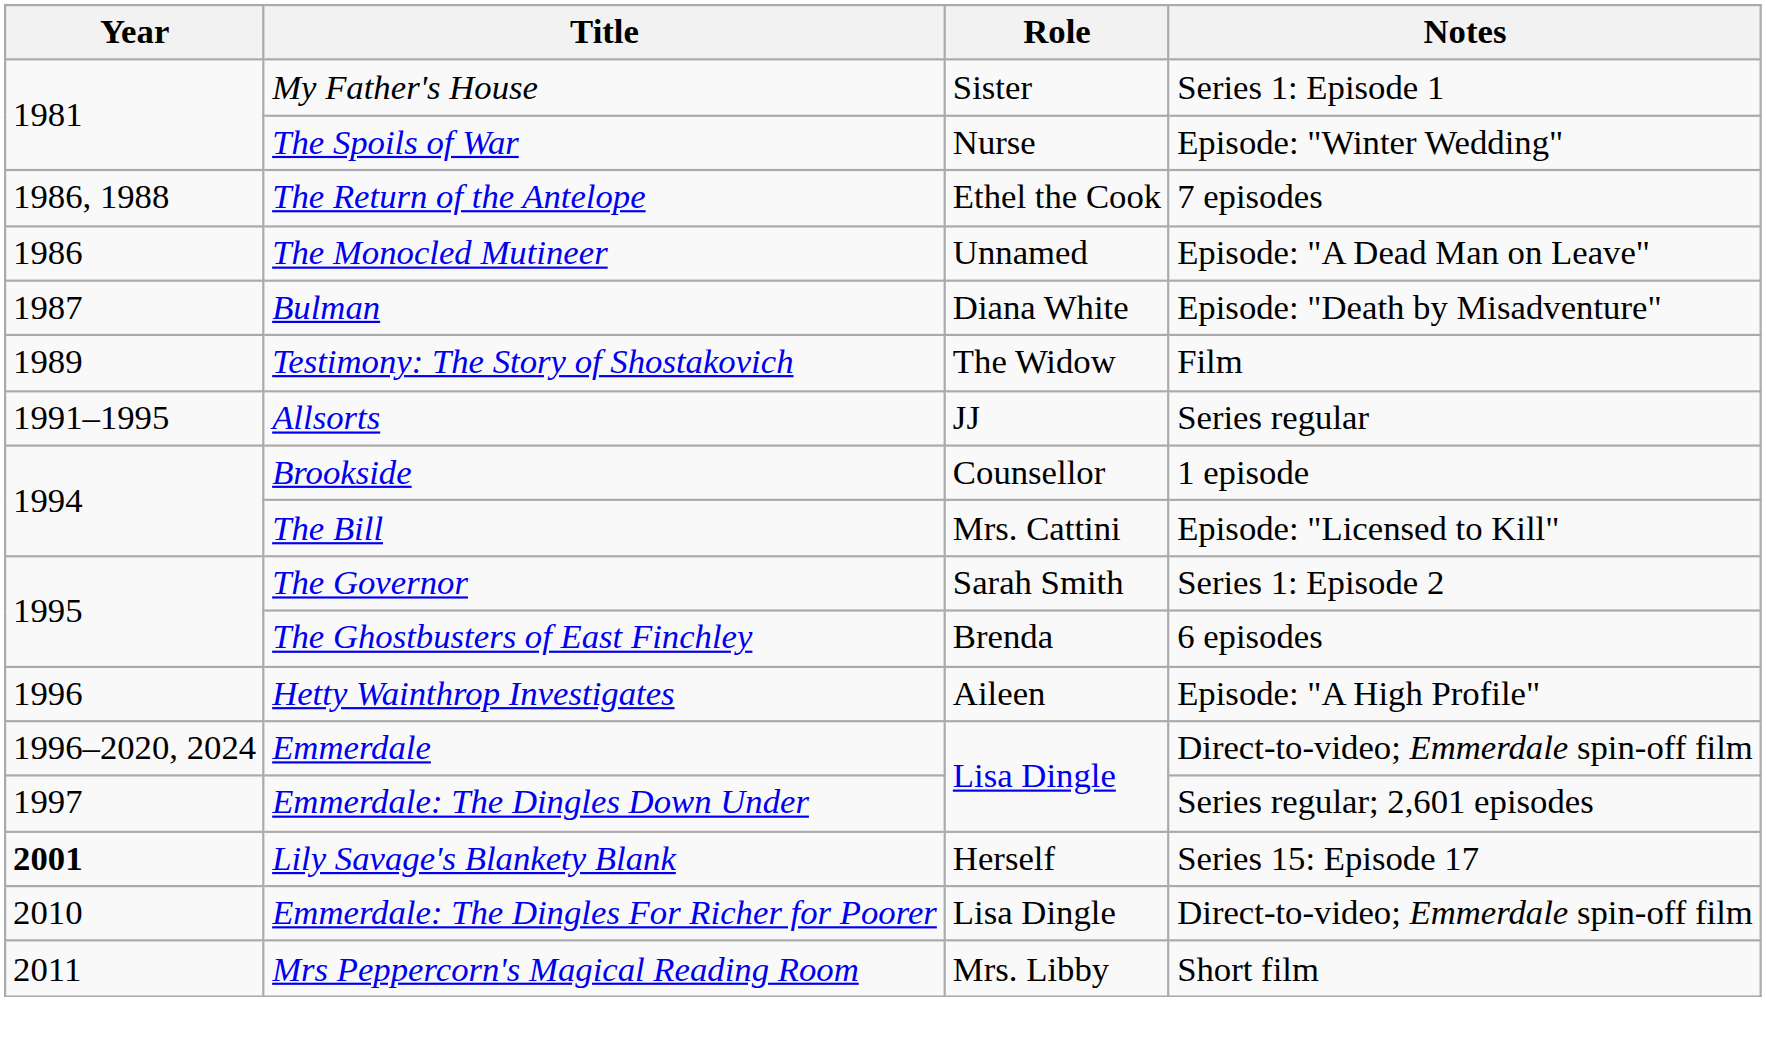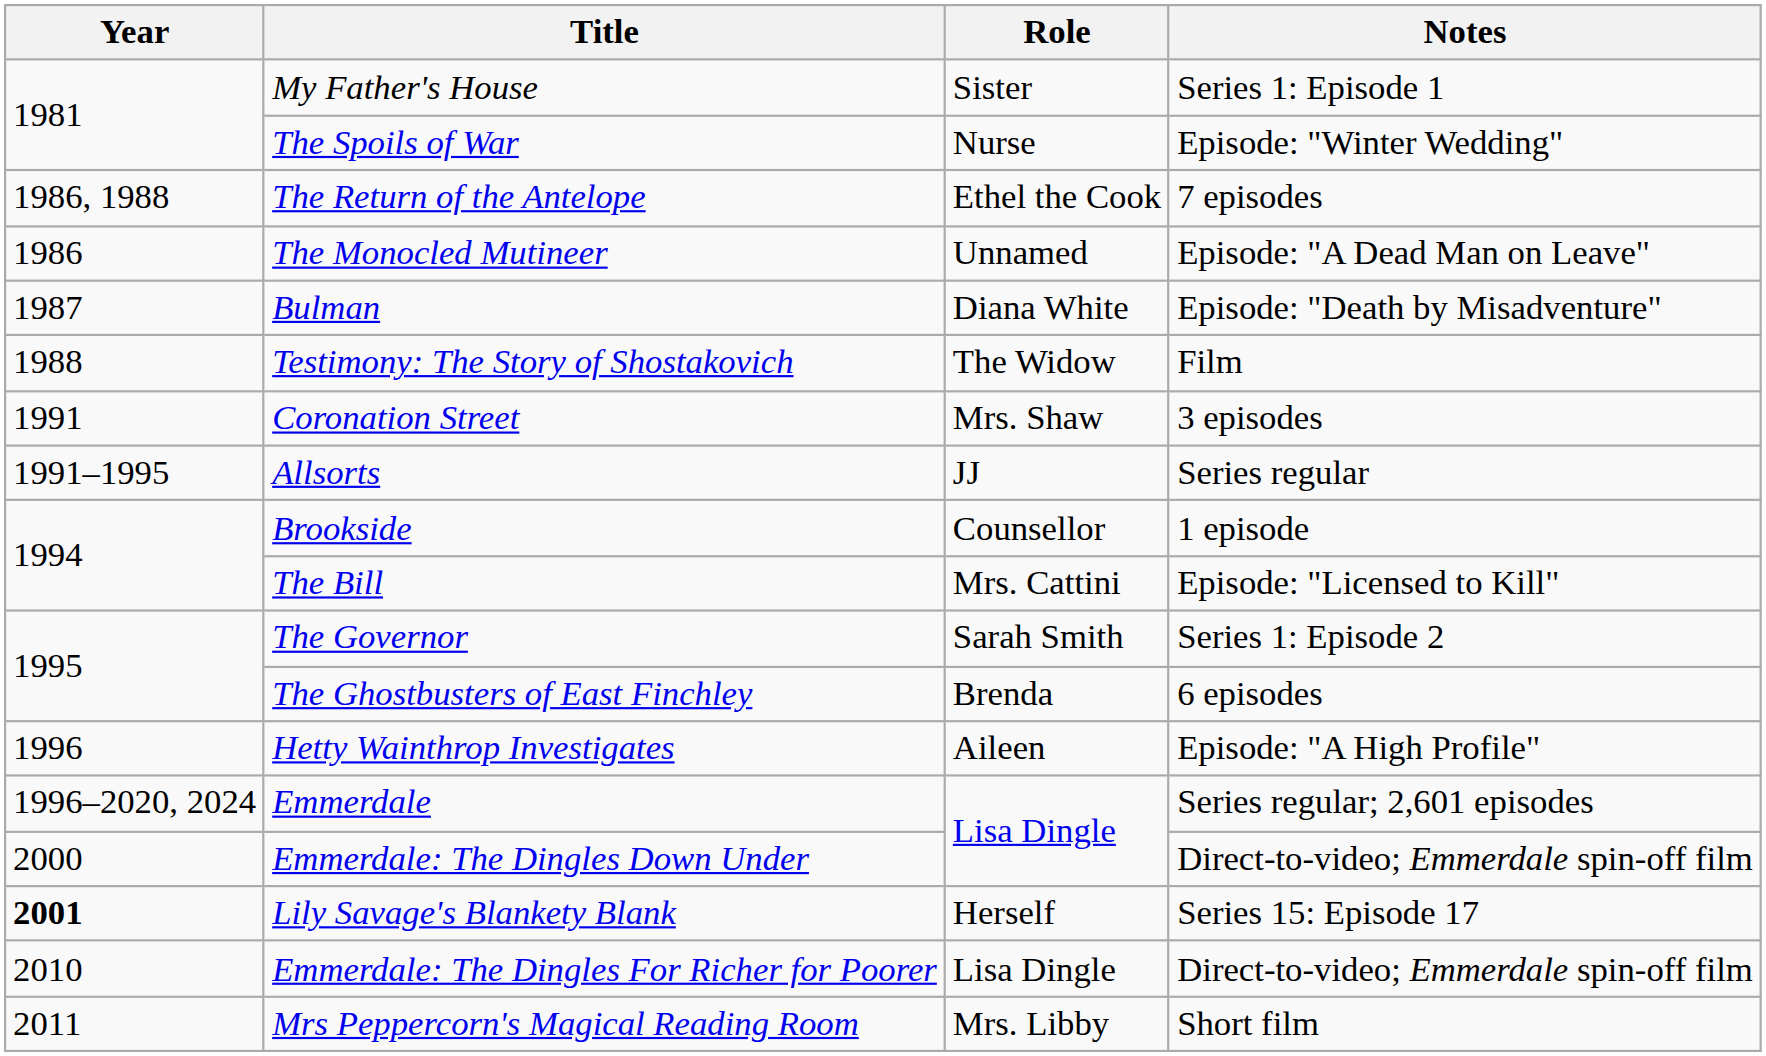(48, 362) 1989 -> (48, 362) 1988
+ row: (396, 417)
(1465, 747) Direct-to-video; Emmerdale spin-off film -> (1385, 802) Series regular; 2,601 episodes
(48, 802) 1997 -> (48, 857) 2000
(1385, 802) Series regular; 2,601 episodes -> (1465, 857) Direct-to-video; Emmerdale spin-off film
